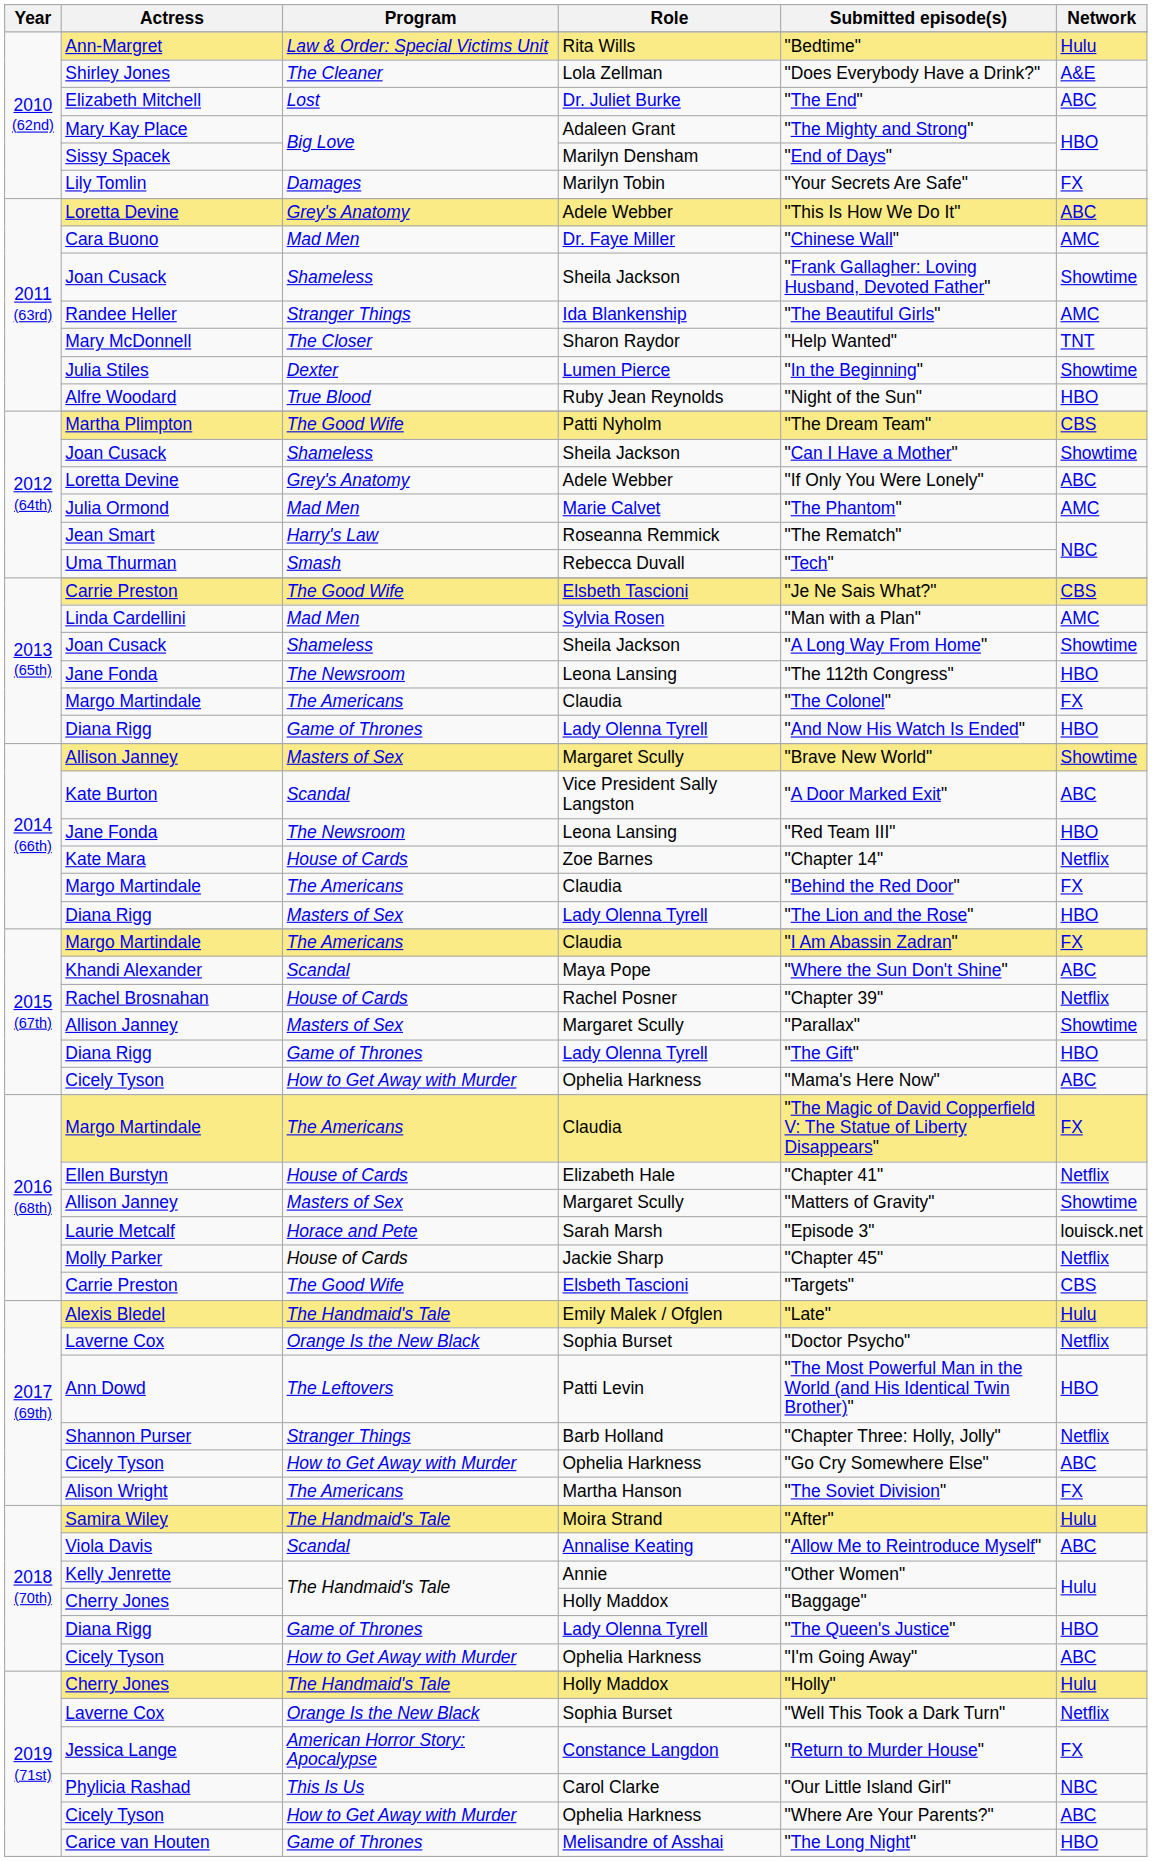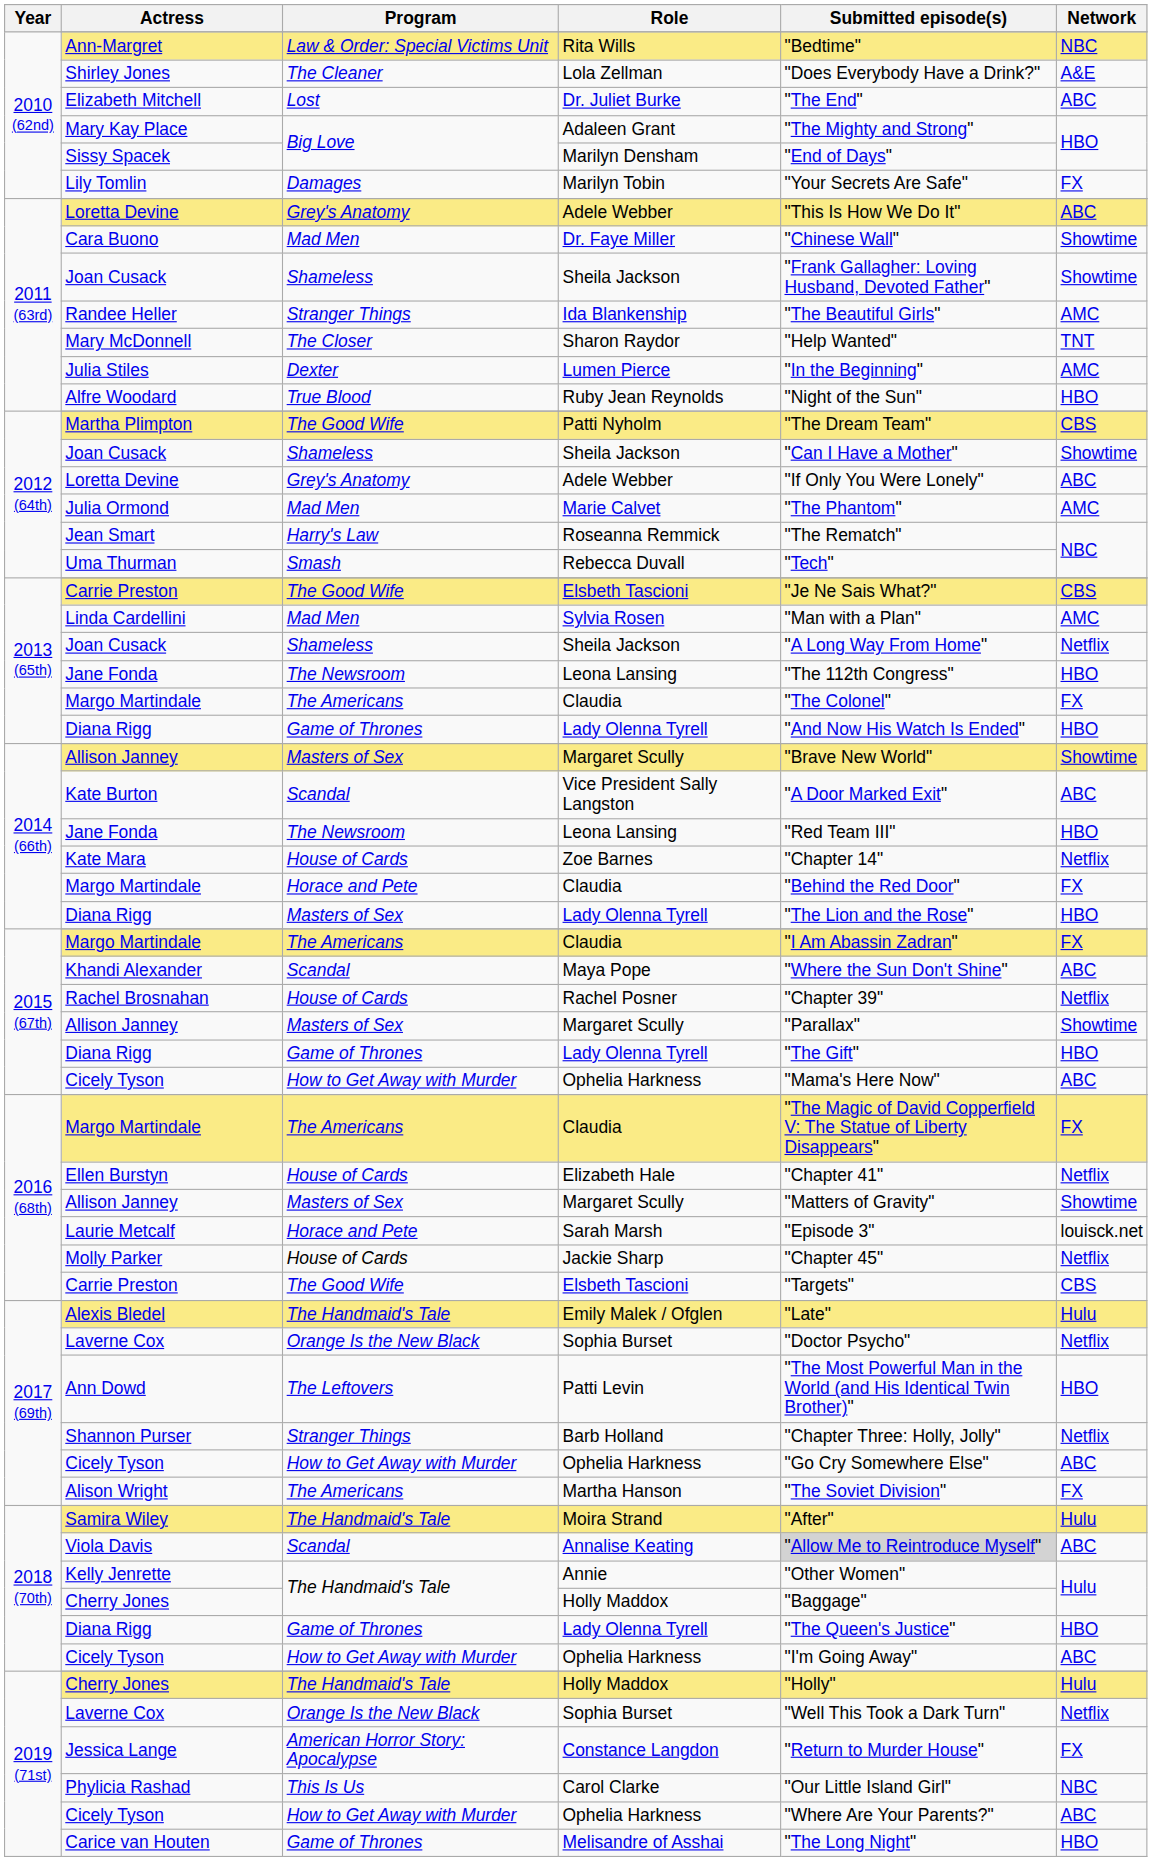(1078, 45) Hulu -> (1079, 45) NBC
(1080, 239) AMC -> (1099, 239) Showtime
(1099, 369) Showtime -> (1080, 369) AMC
(1099, 646) Showtime -> (1085, 646) Netflix
(345, 887) The Americans -> (352, 887) Horace and Pete
(913, 1546) no background -> (913, 1546) lightgrey background
